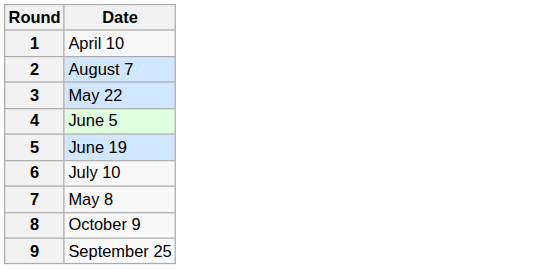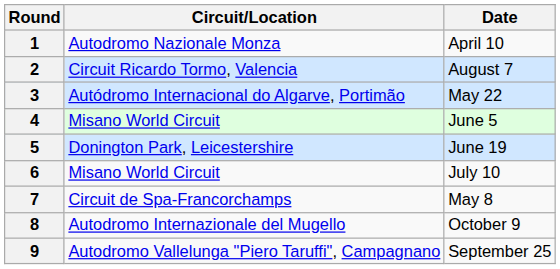+ column: (254, 17)
